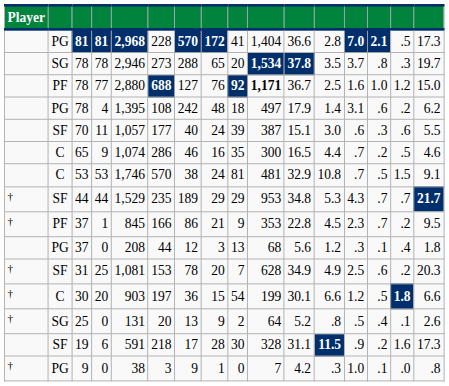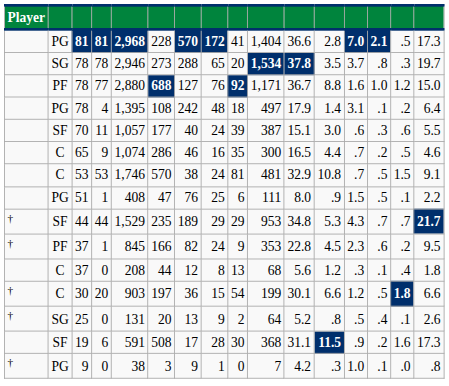(266, 86) bold -> (266, 86) normal
(333, 86) 2.5 -> (333, 86) 8.8
(382, 108) .6 -> (382, 108) .1
(432, 108) 6.2 -> (432, 108) 6.4
+ row: (82, 197)
(191, 224) 86 -> (191, 246) 82
(218, 224) 21 -> (218, 246) 24
(382, 224) .7 -> (382, 246) .6
(60, 247) PG -> (60, 270) C
(221, 247) 3 -> (221, 270) 8
- row: (82, 271)
(161, 345) 218 -> (161, 342) 508
(271, 345) 328 -> (271, 342) 368
